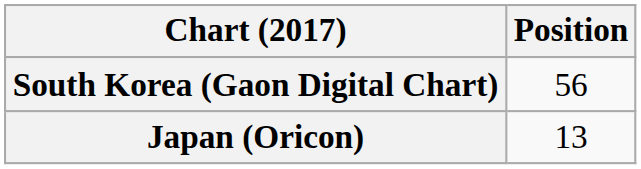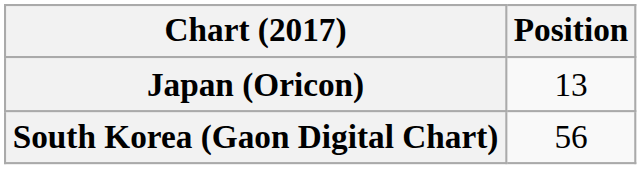rows swapped: (256, 136) <-> (256, 83)
